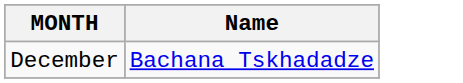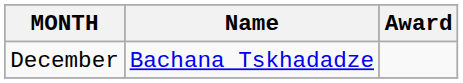+ column: (419, 23)
